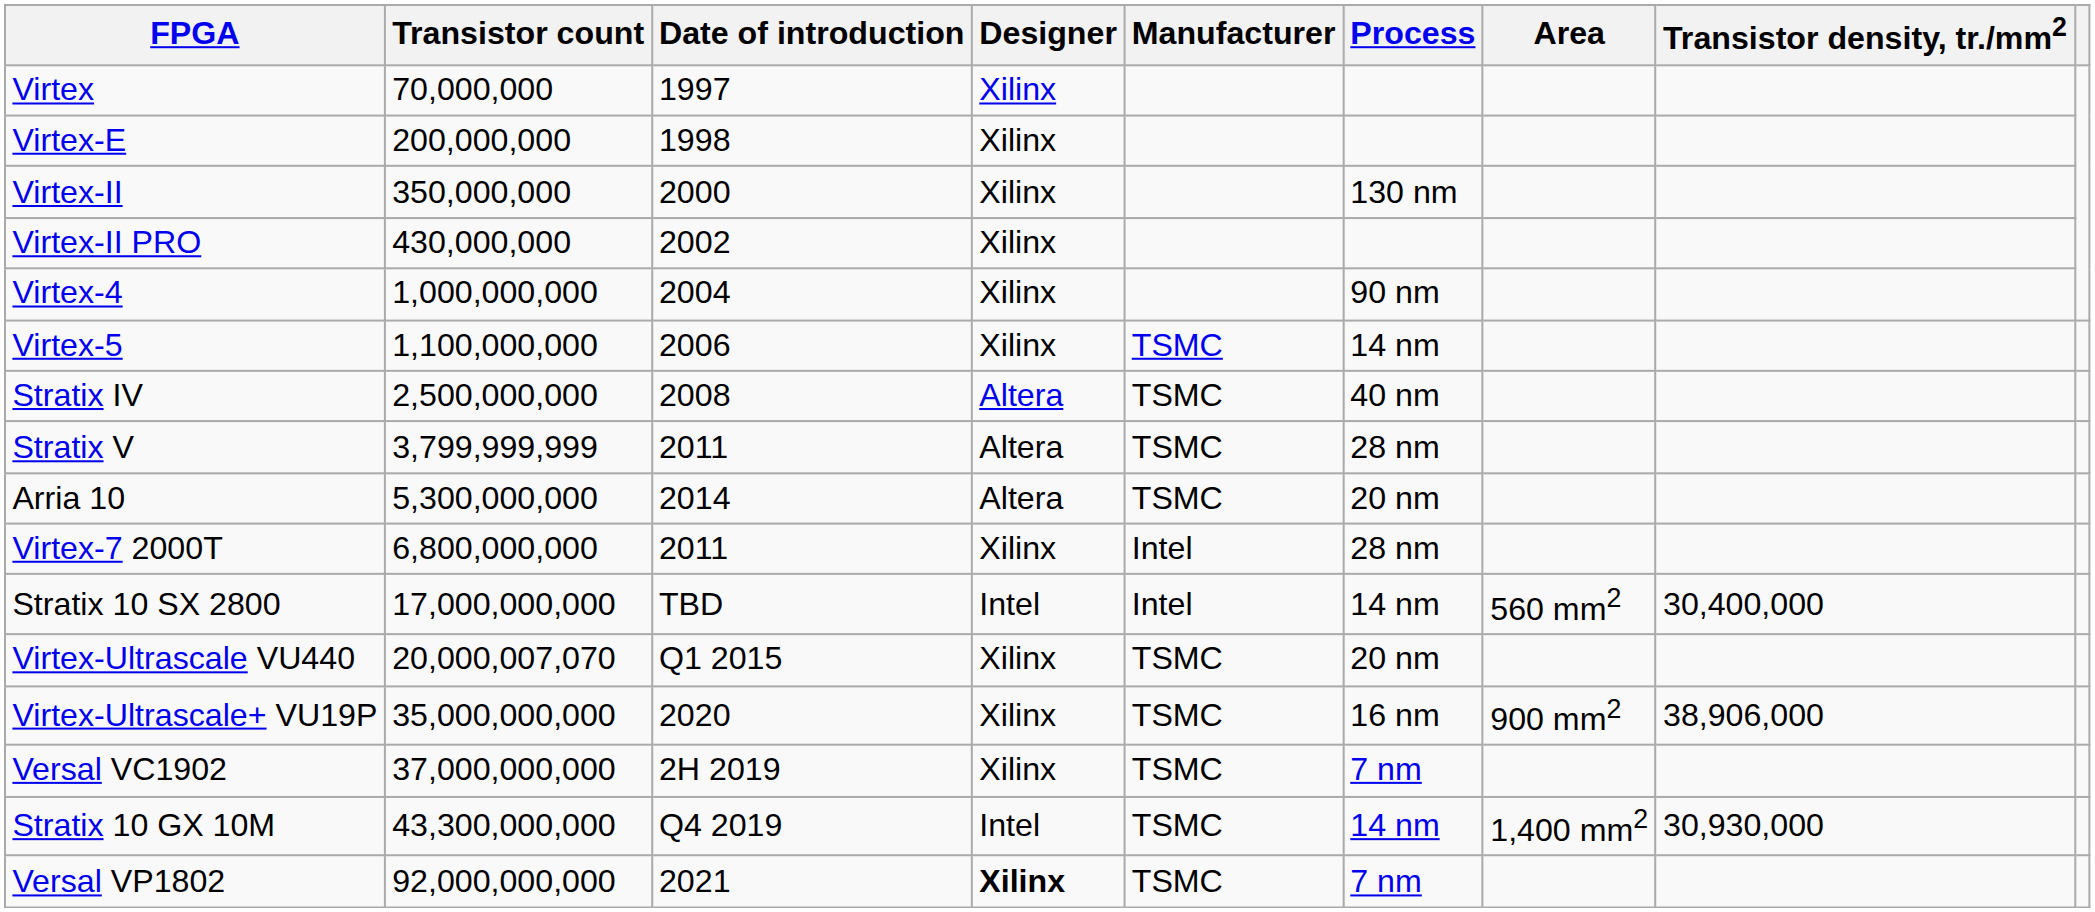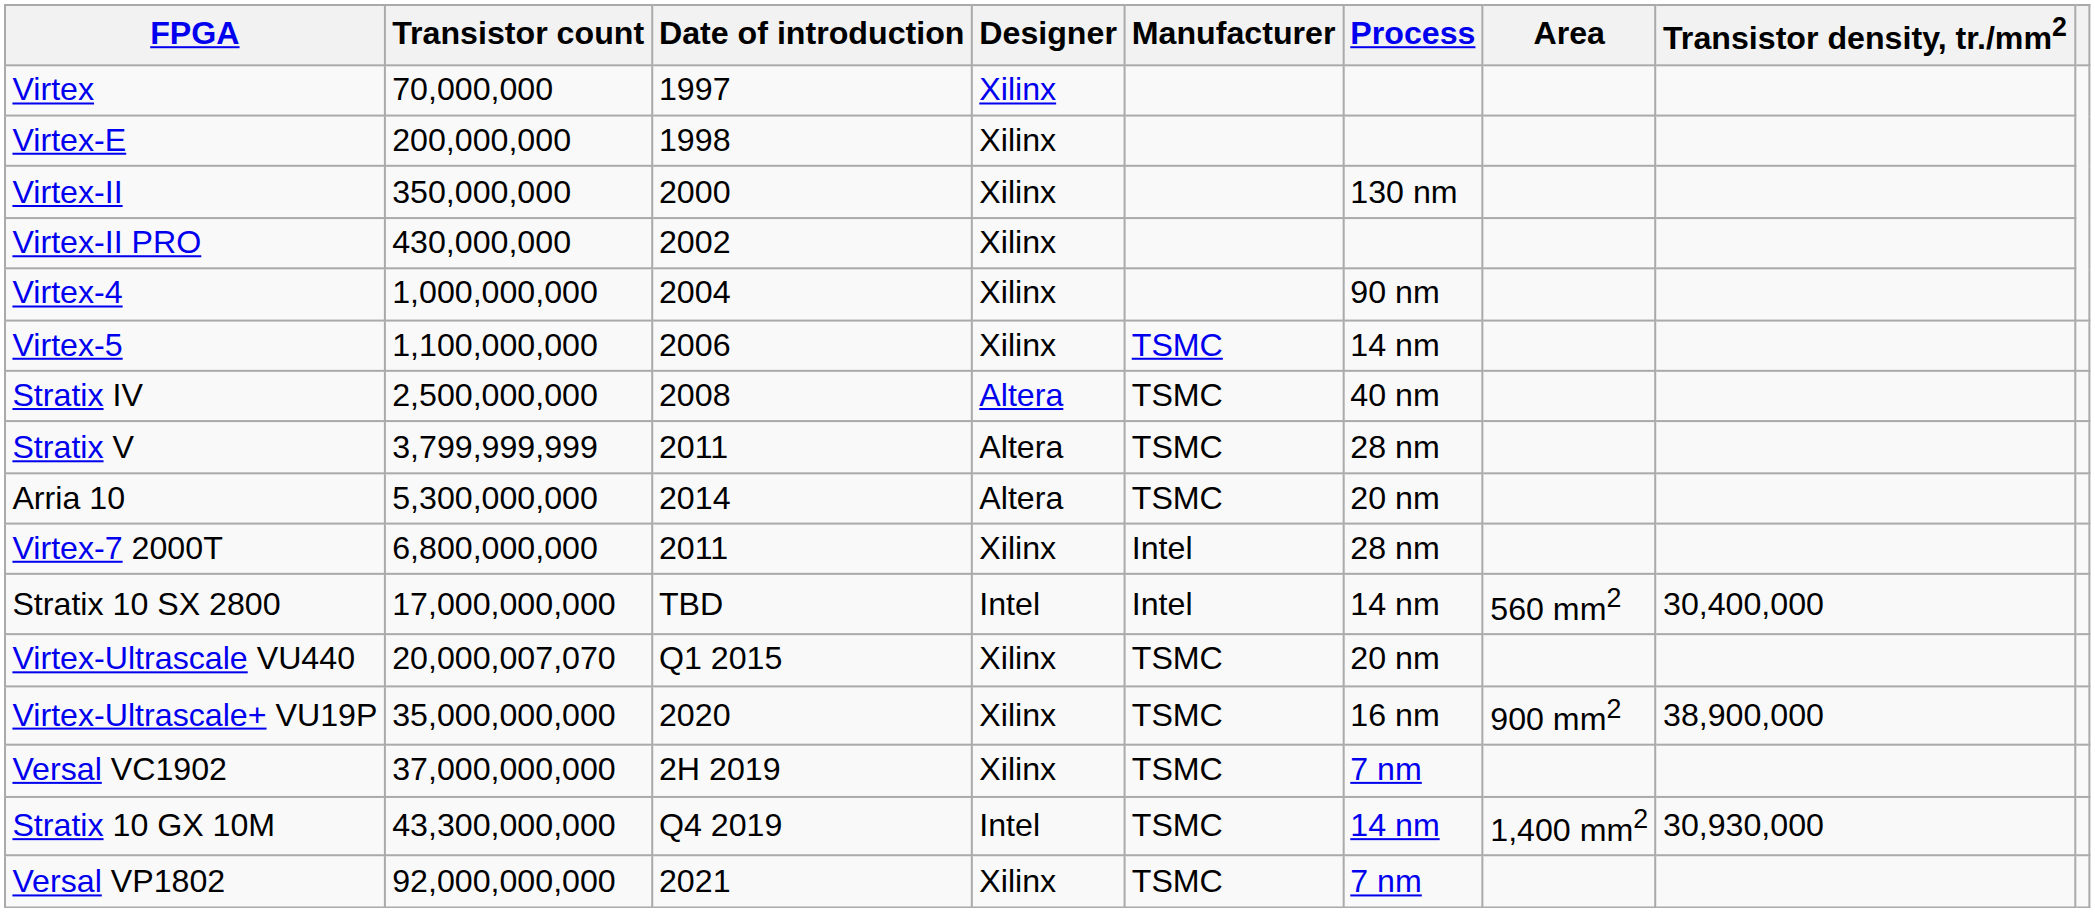(1743, 714) 38,906,000 -> (1743, 714) 38,900,000
(1022, 880) bold -> (1018, 880) normal
